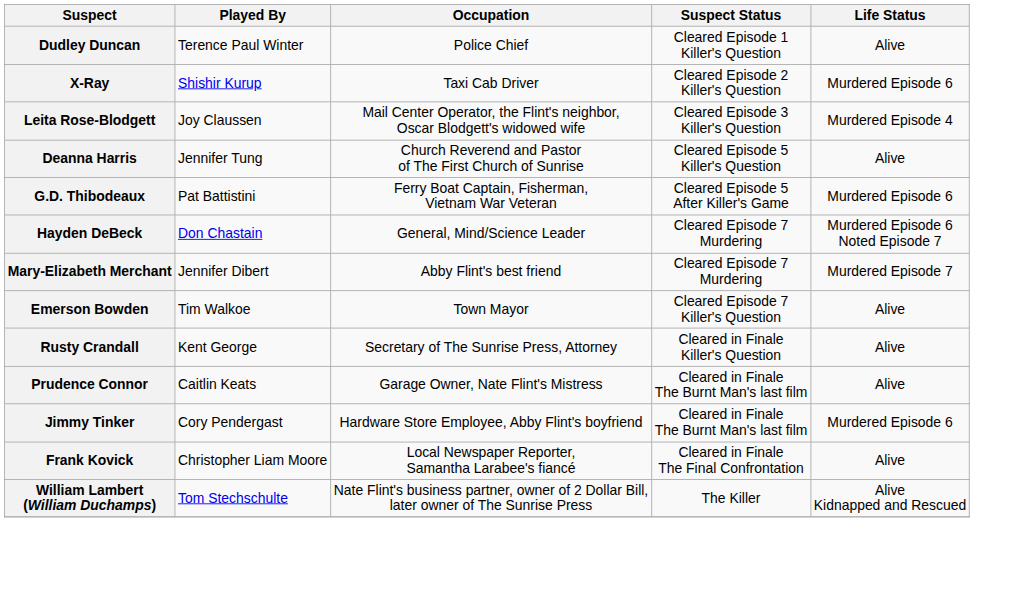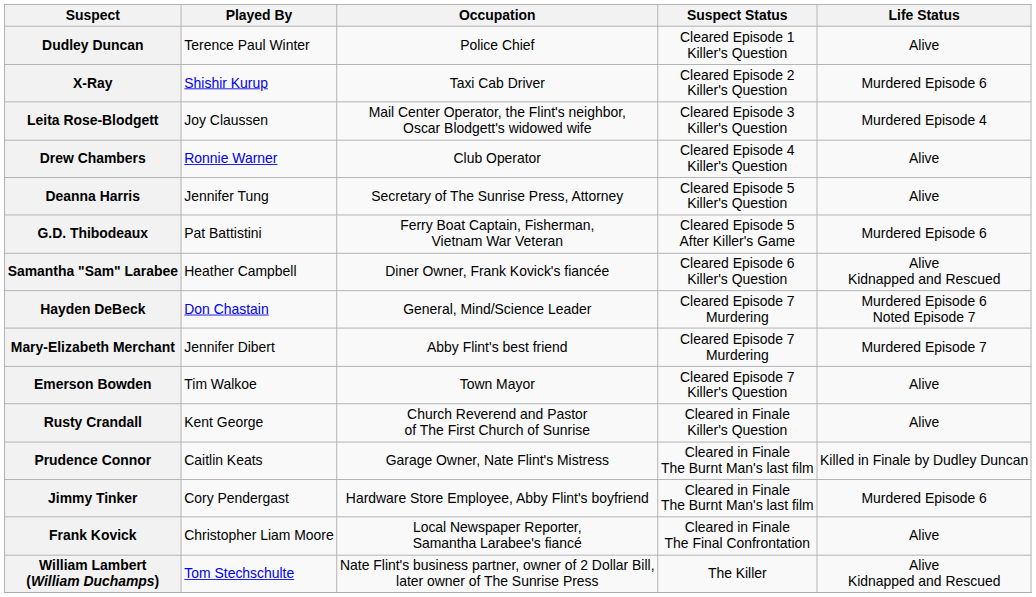+ row: (93, 158)
(491, 158) Church Reverend and Pastor of The First Church of Sunrise -> (497, 196) Secretary of The Sunrise Press, Attorney
+ row: (93, 271)
(491, 347) Secretary of The Sunrise Press, Attorney -> (497, 422) Church Reverend and Pastor of The First Church of Sunrise
(890, 385) Alive -> (924, 460) Killed in Finale by Dudley Duncan
